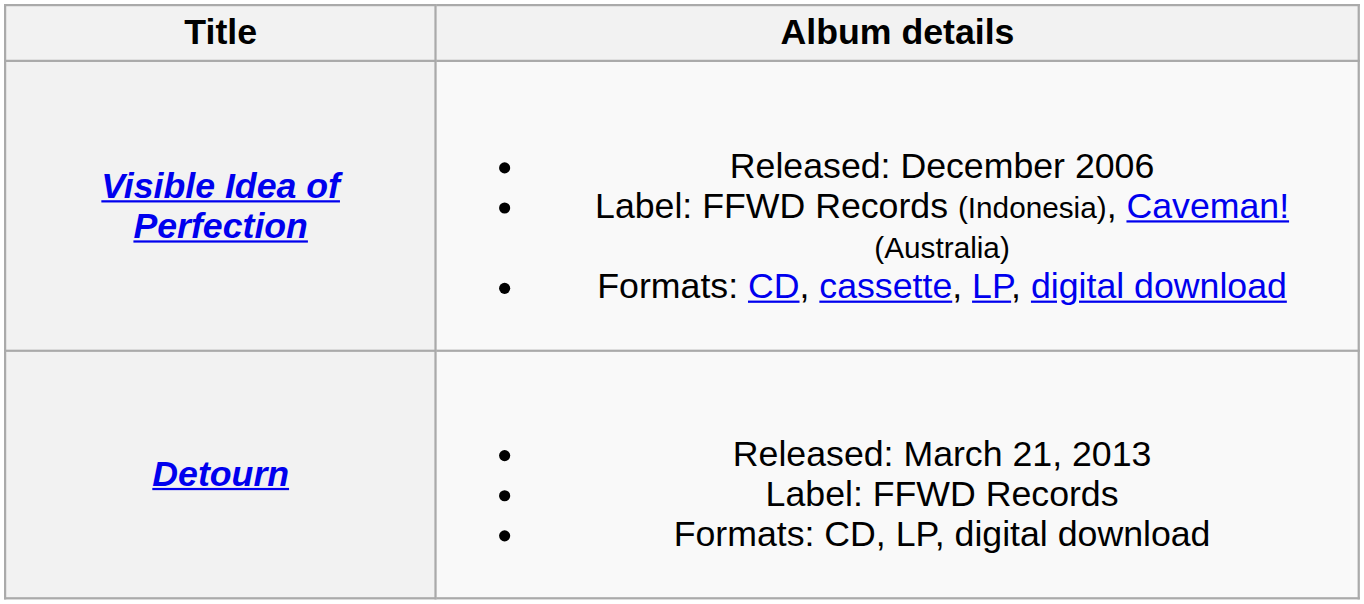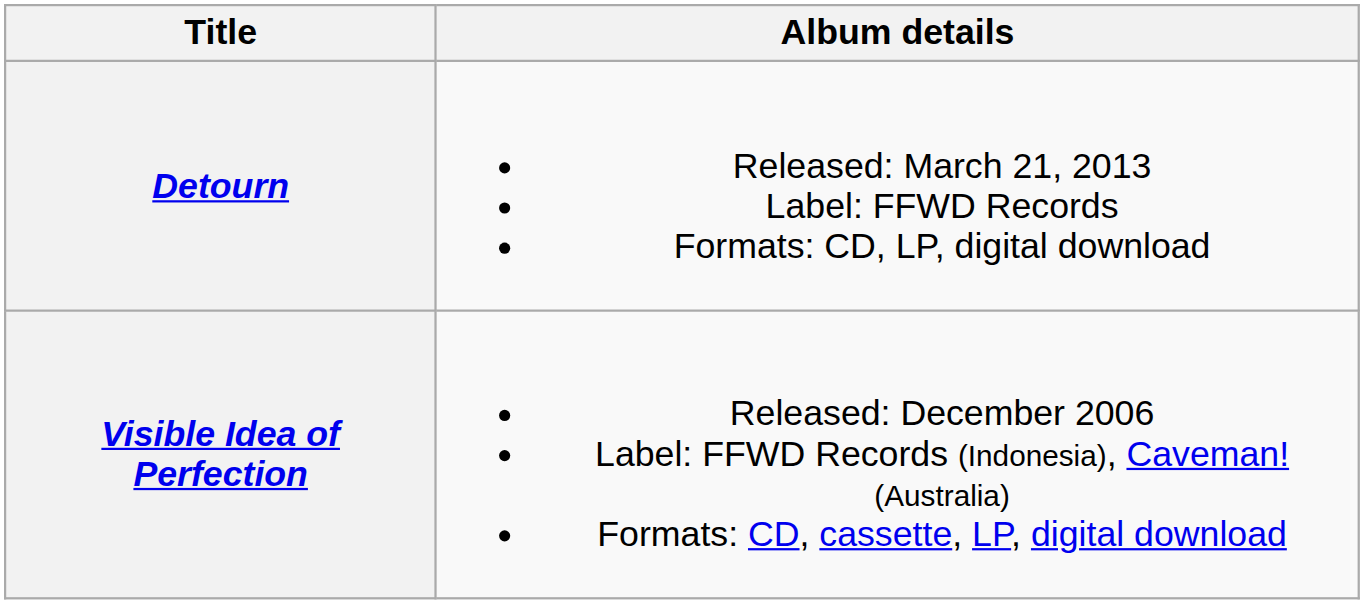rows swapped: (221, 205) <-> (221, 473)
